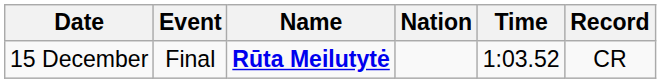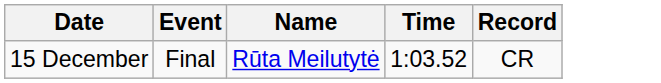- column: (436, 22)
(311, 59) bold -> (306, 59) normal
